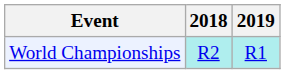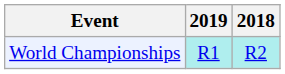columns swapped: (209, 20) <-> (256, 20)
